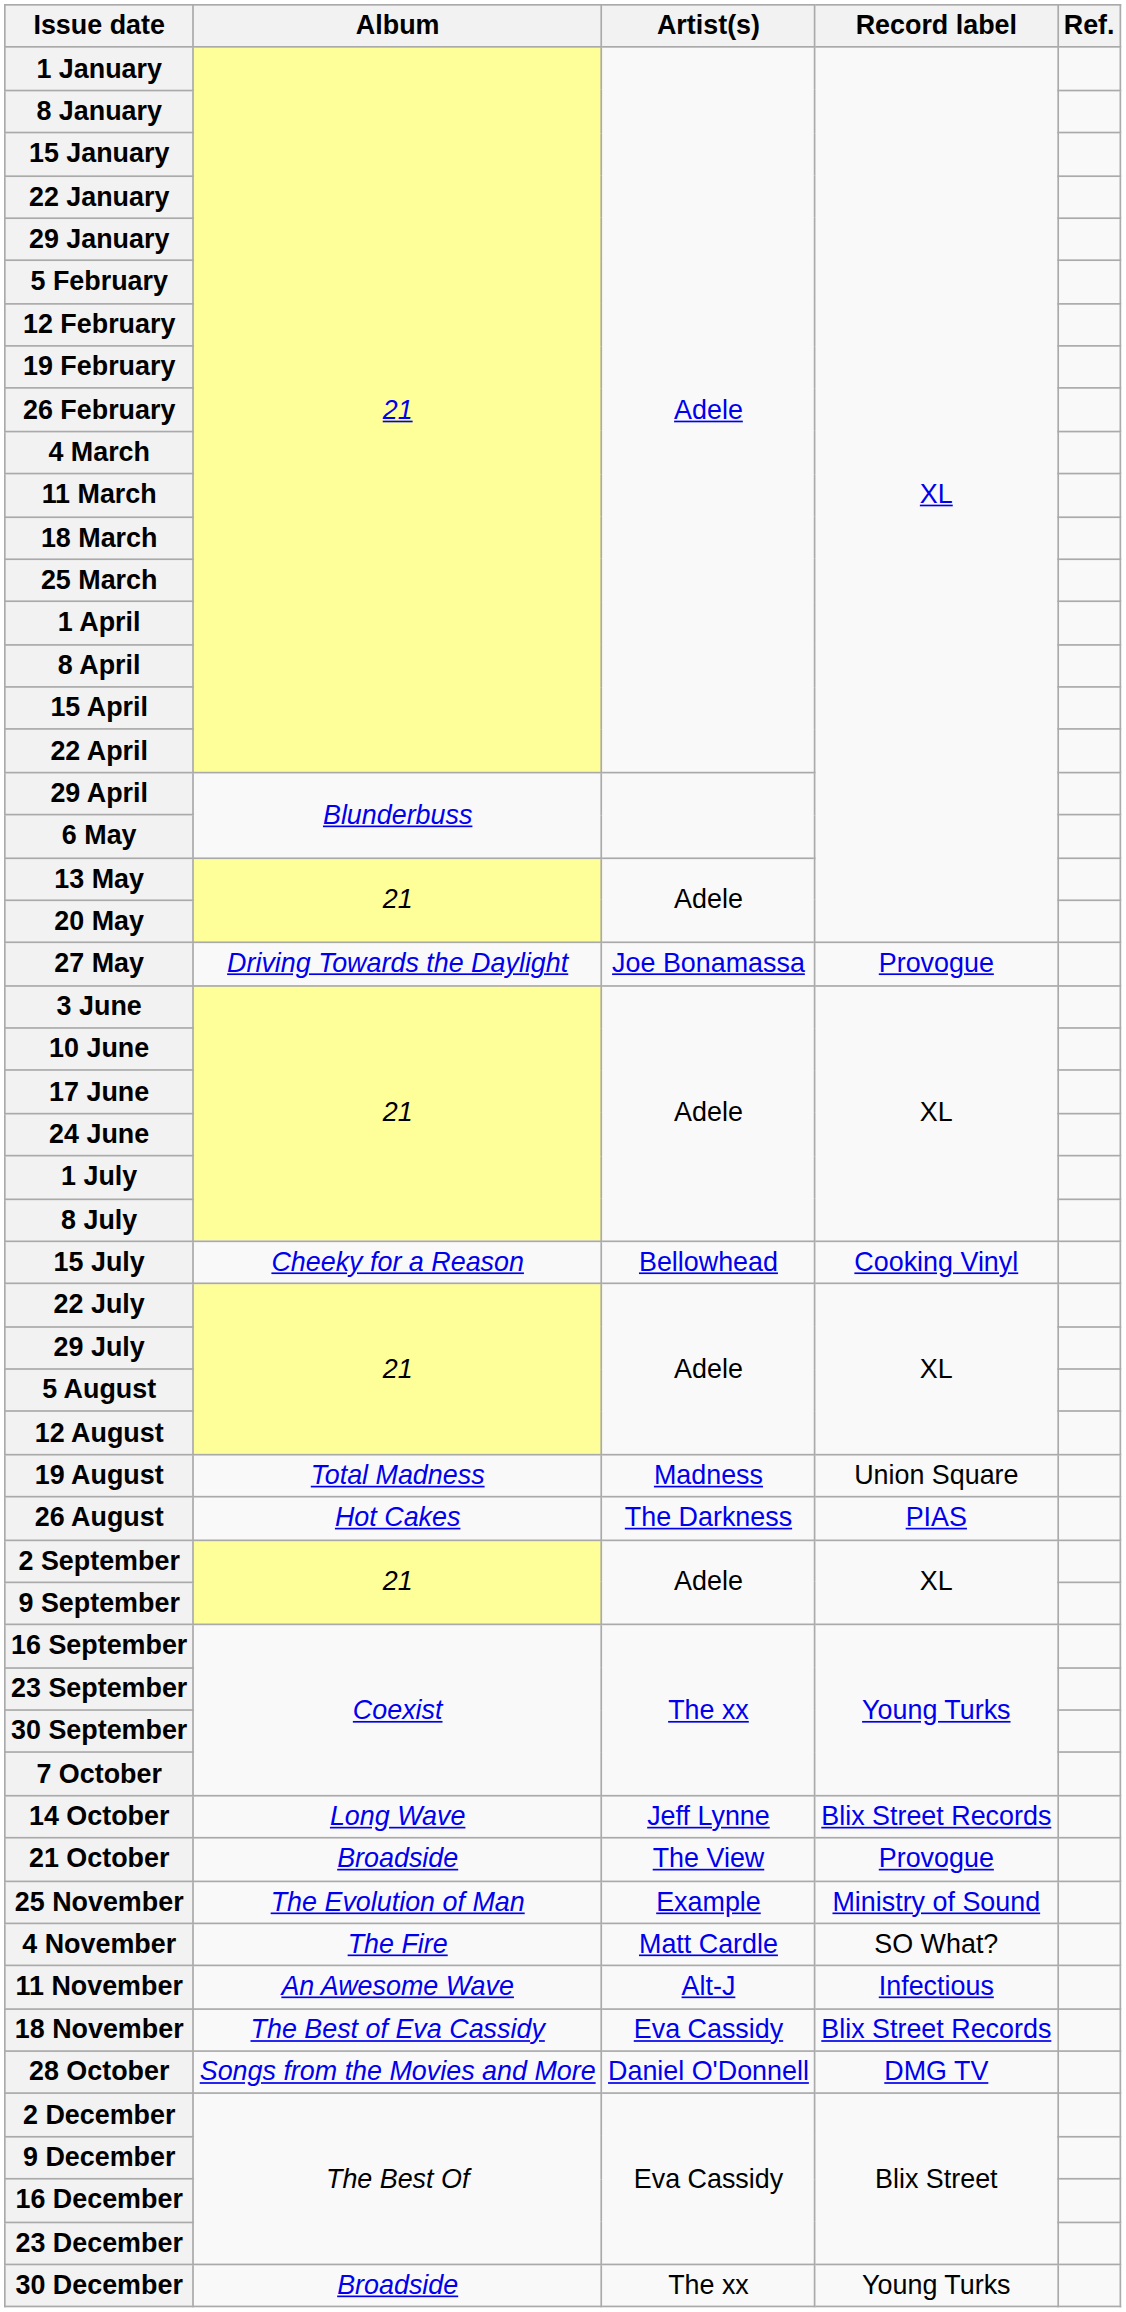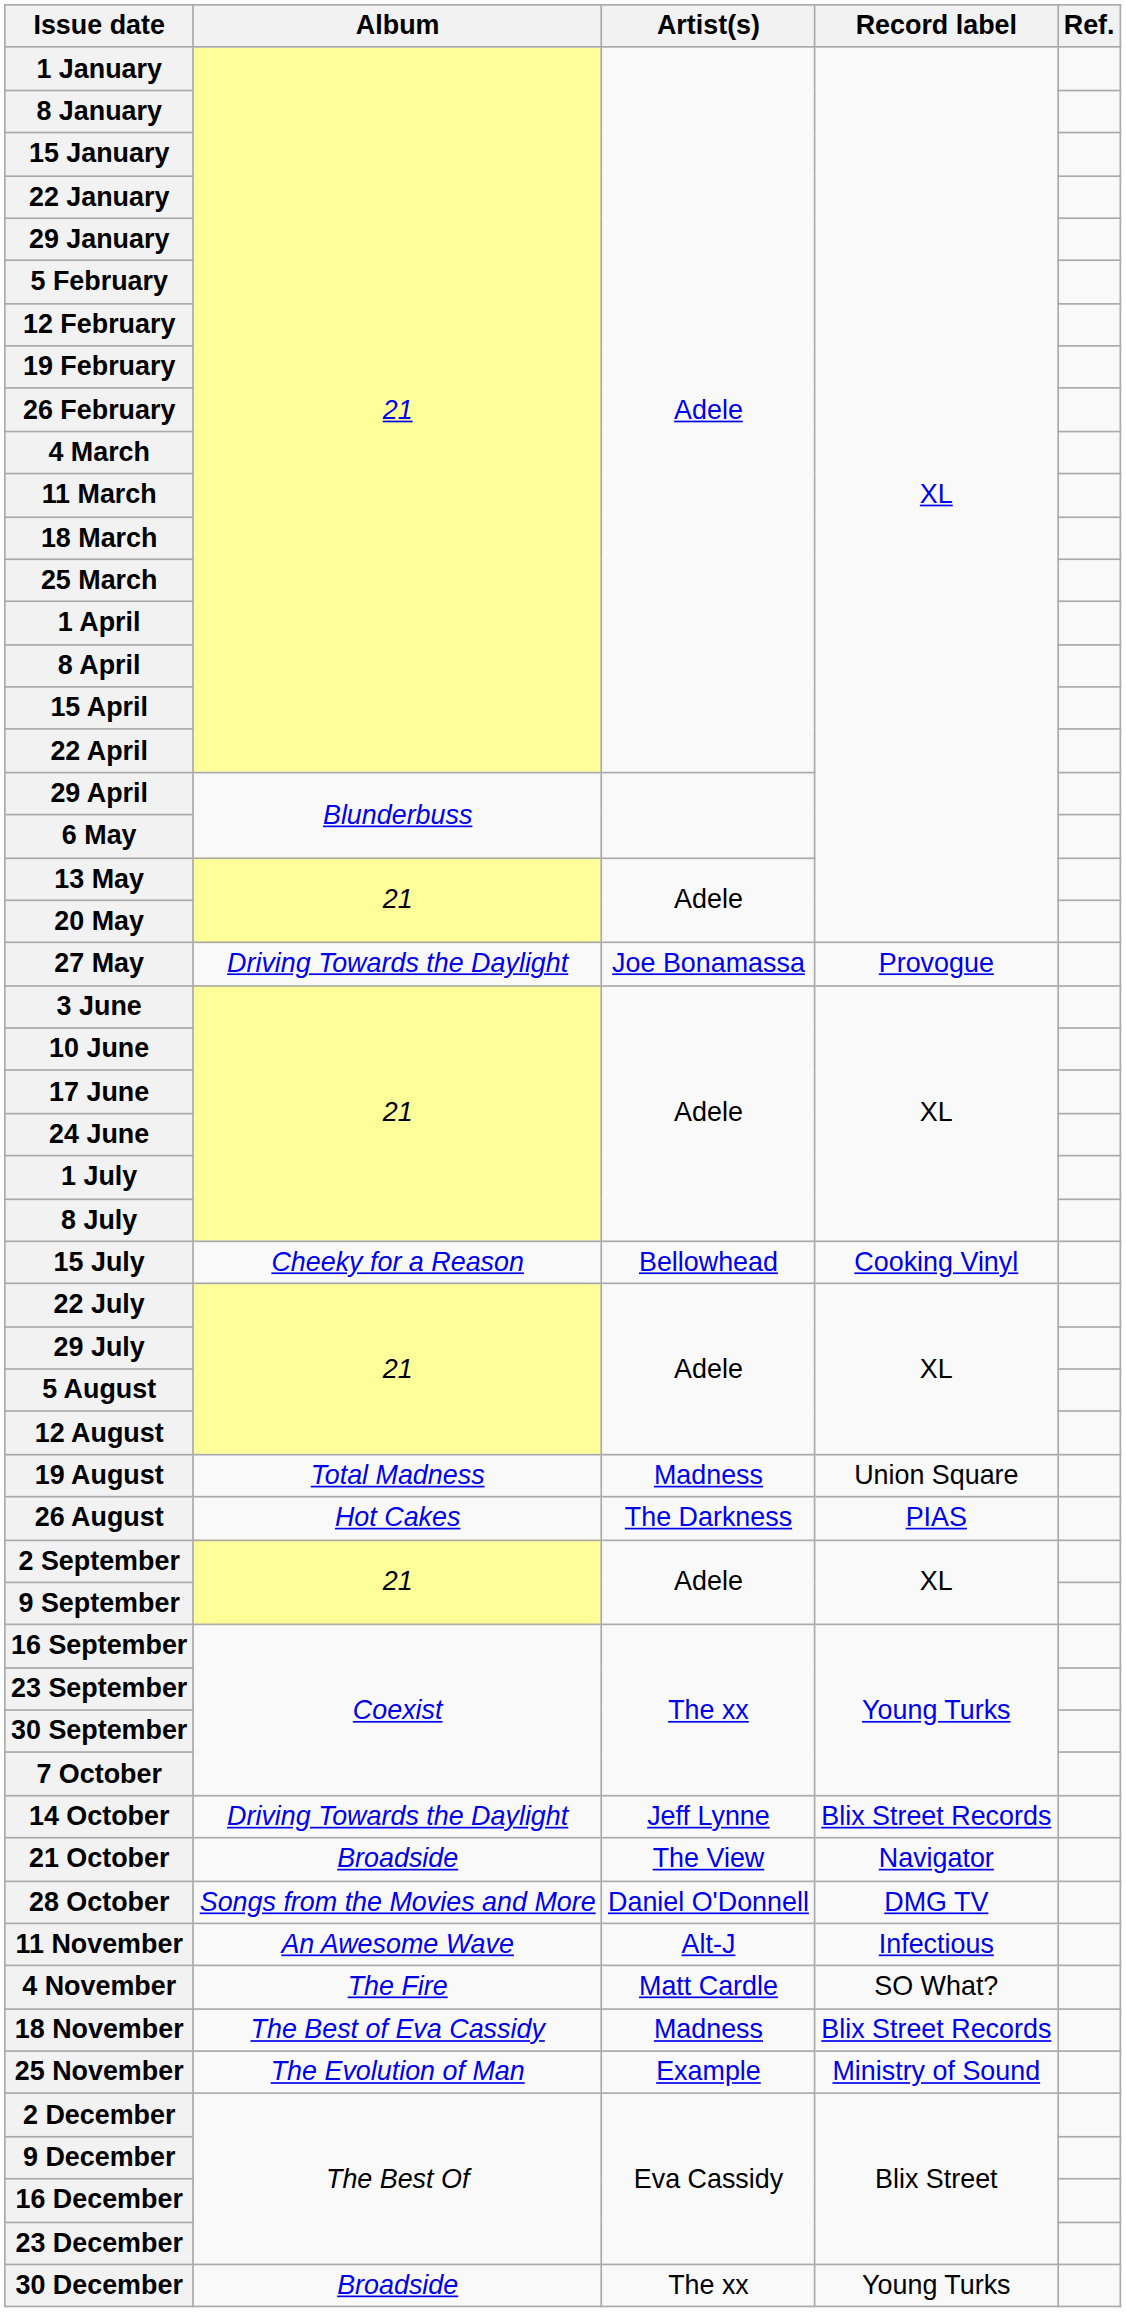(398, 1816) Long Wave -> (398, 1816) Driving Towards the Daylight
(936, 1858) Provogue -> (936, 1858) Navigator
rows swapped: (99, 2072) <-> (99, 1901)
rows swapped: (99, 1944) <-> (99, 1986)
(708, 2029) Eva Cassidy -> (708, 2029) Madness
